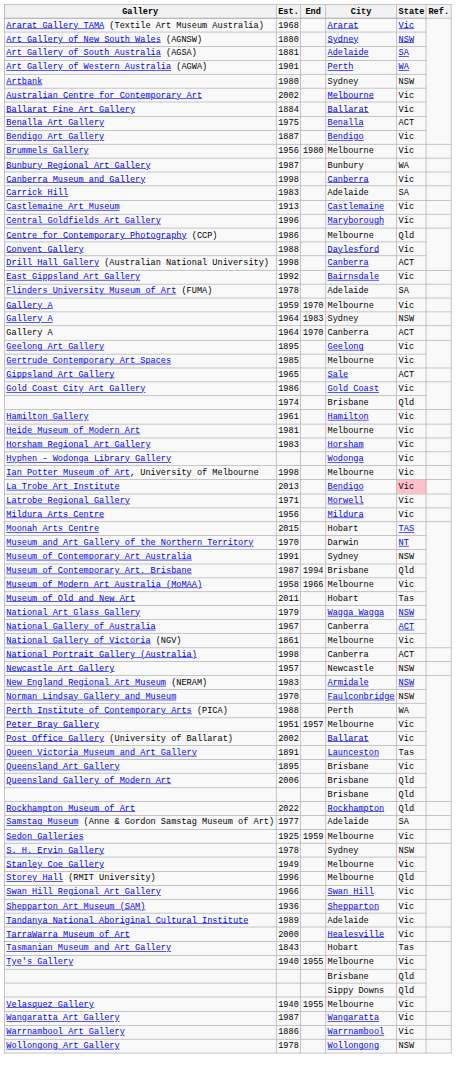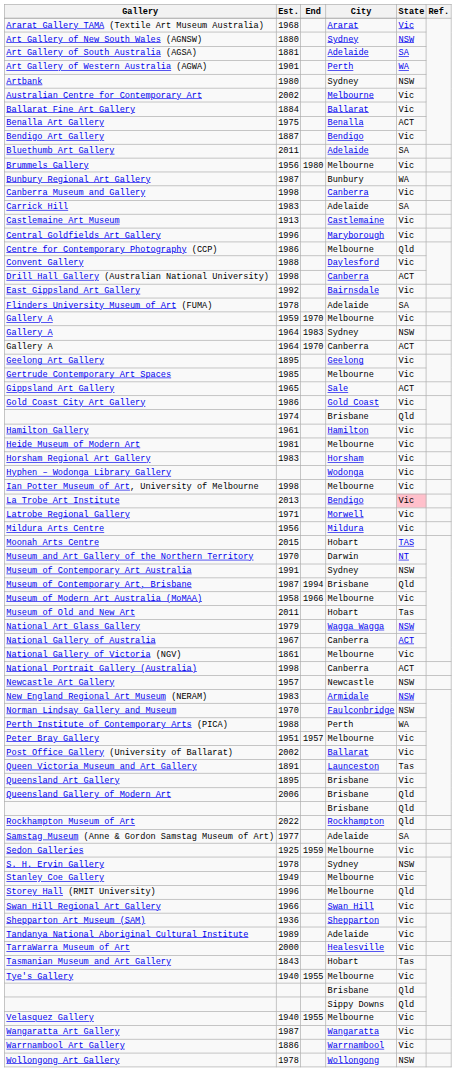+ row: (60, 151)
